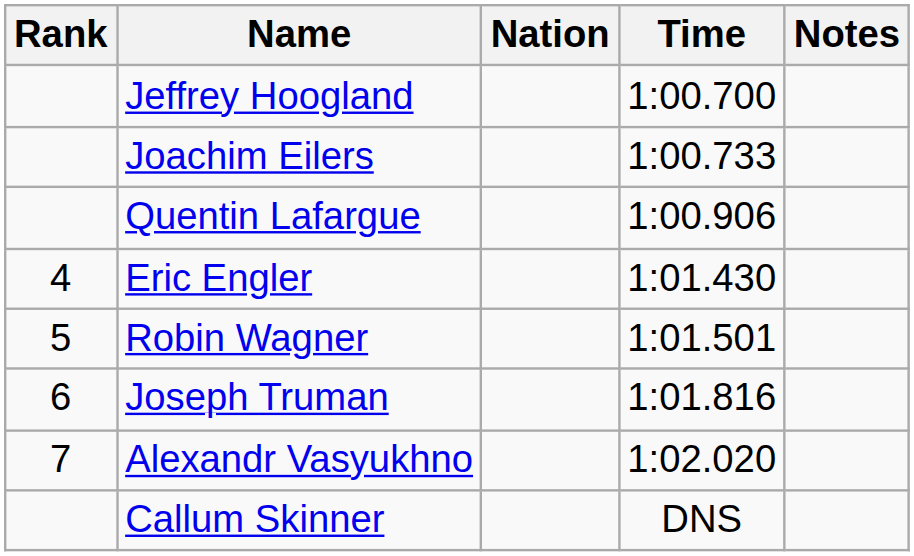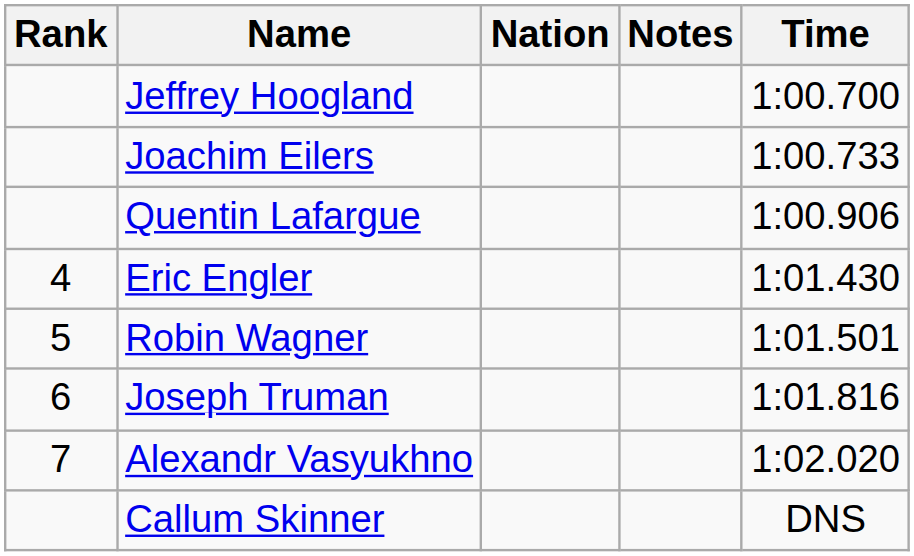columns swapped: (702, 34) <-> (847, 34)
